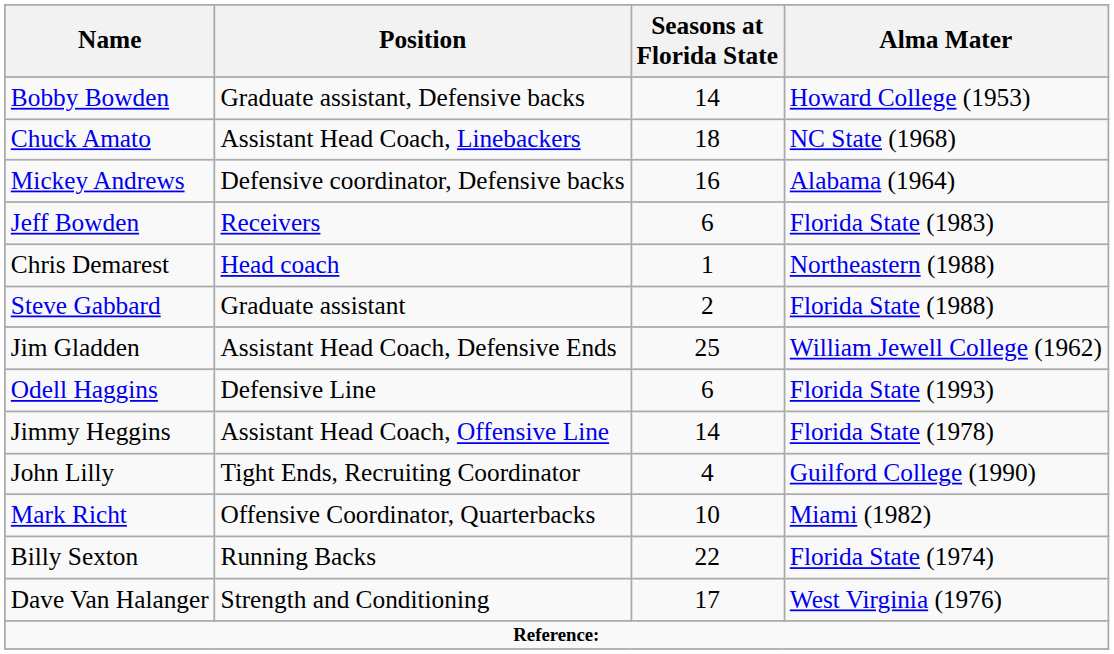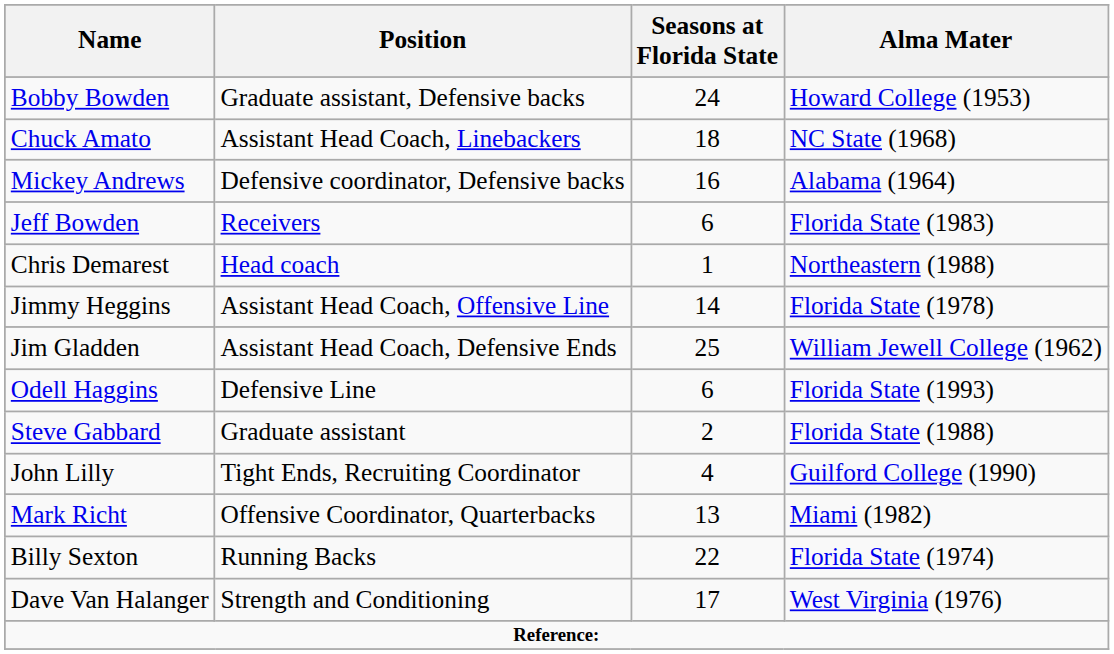(707, 97) 14 -> (707, 97) 24
rows swapped: (86, 306) <-> (91, 431)
(707, 515) 10 -> (707, 515) 13
